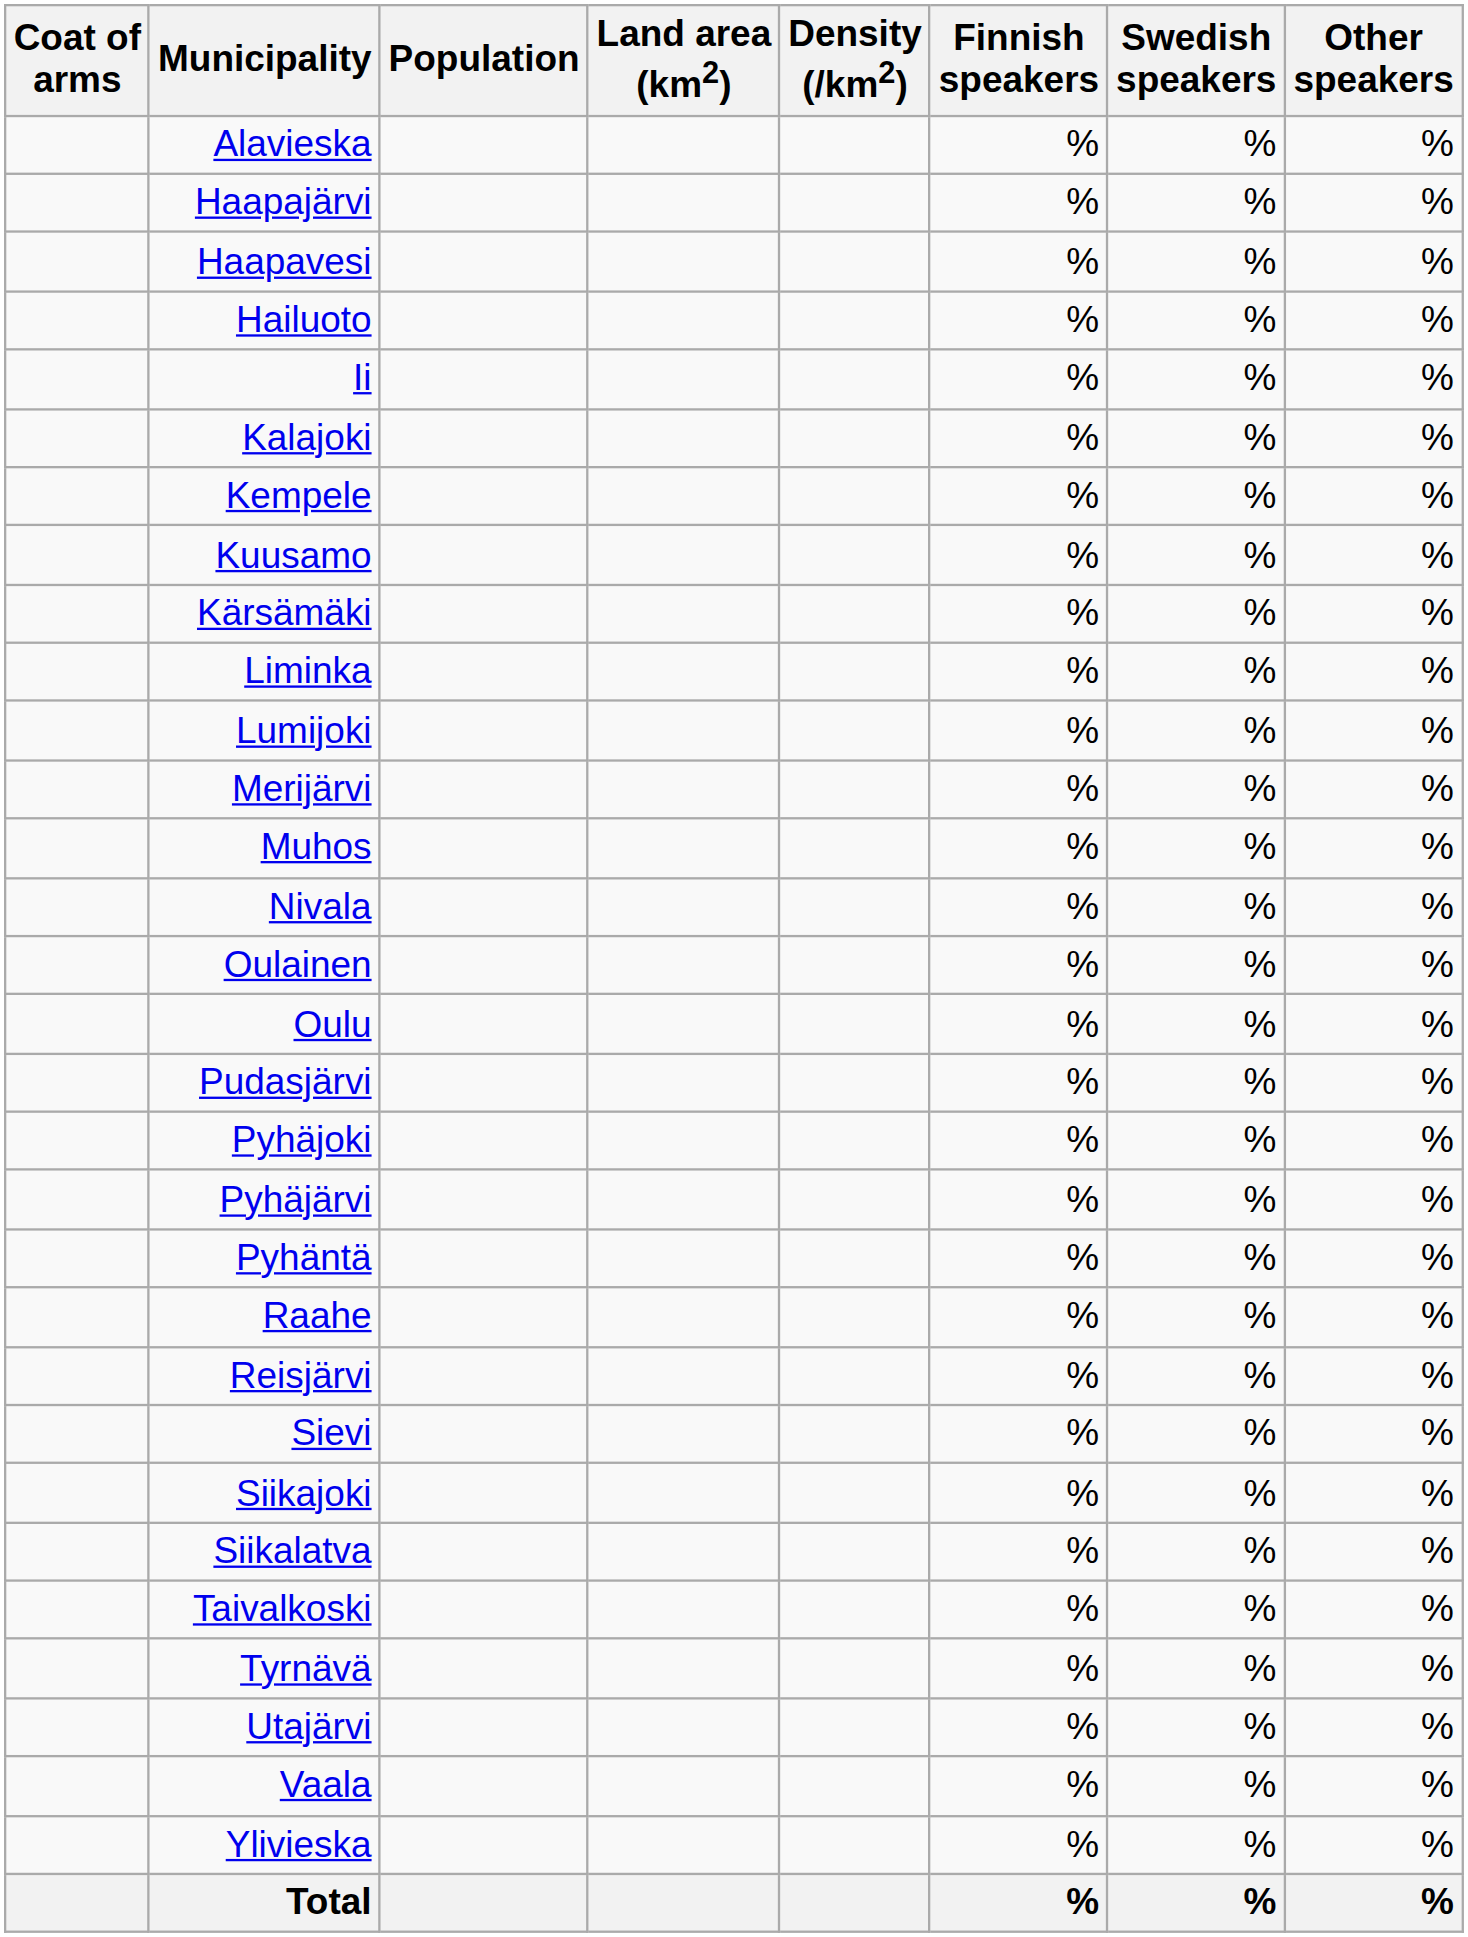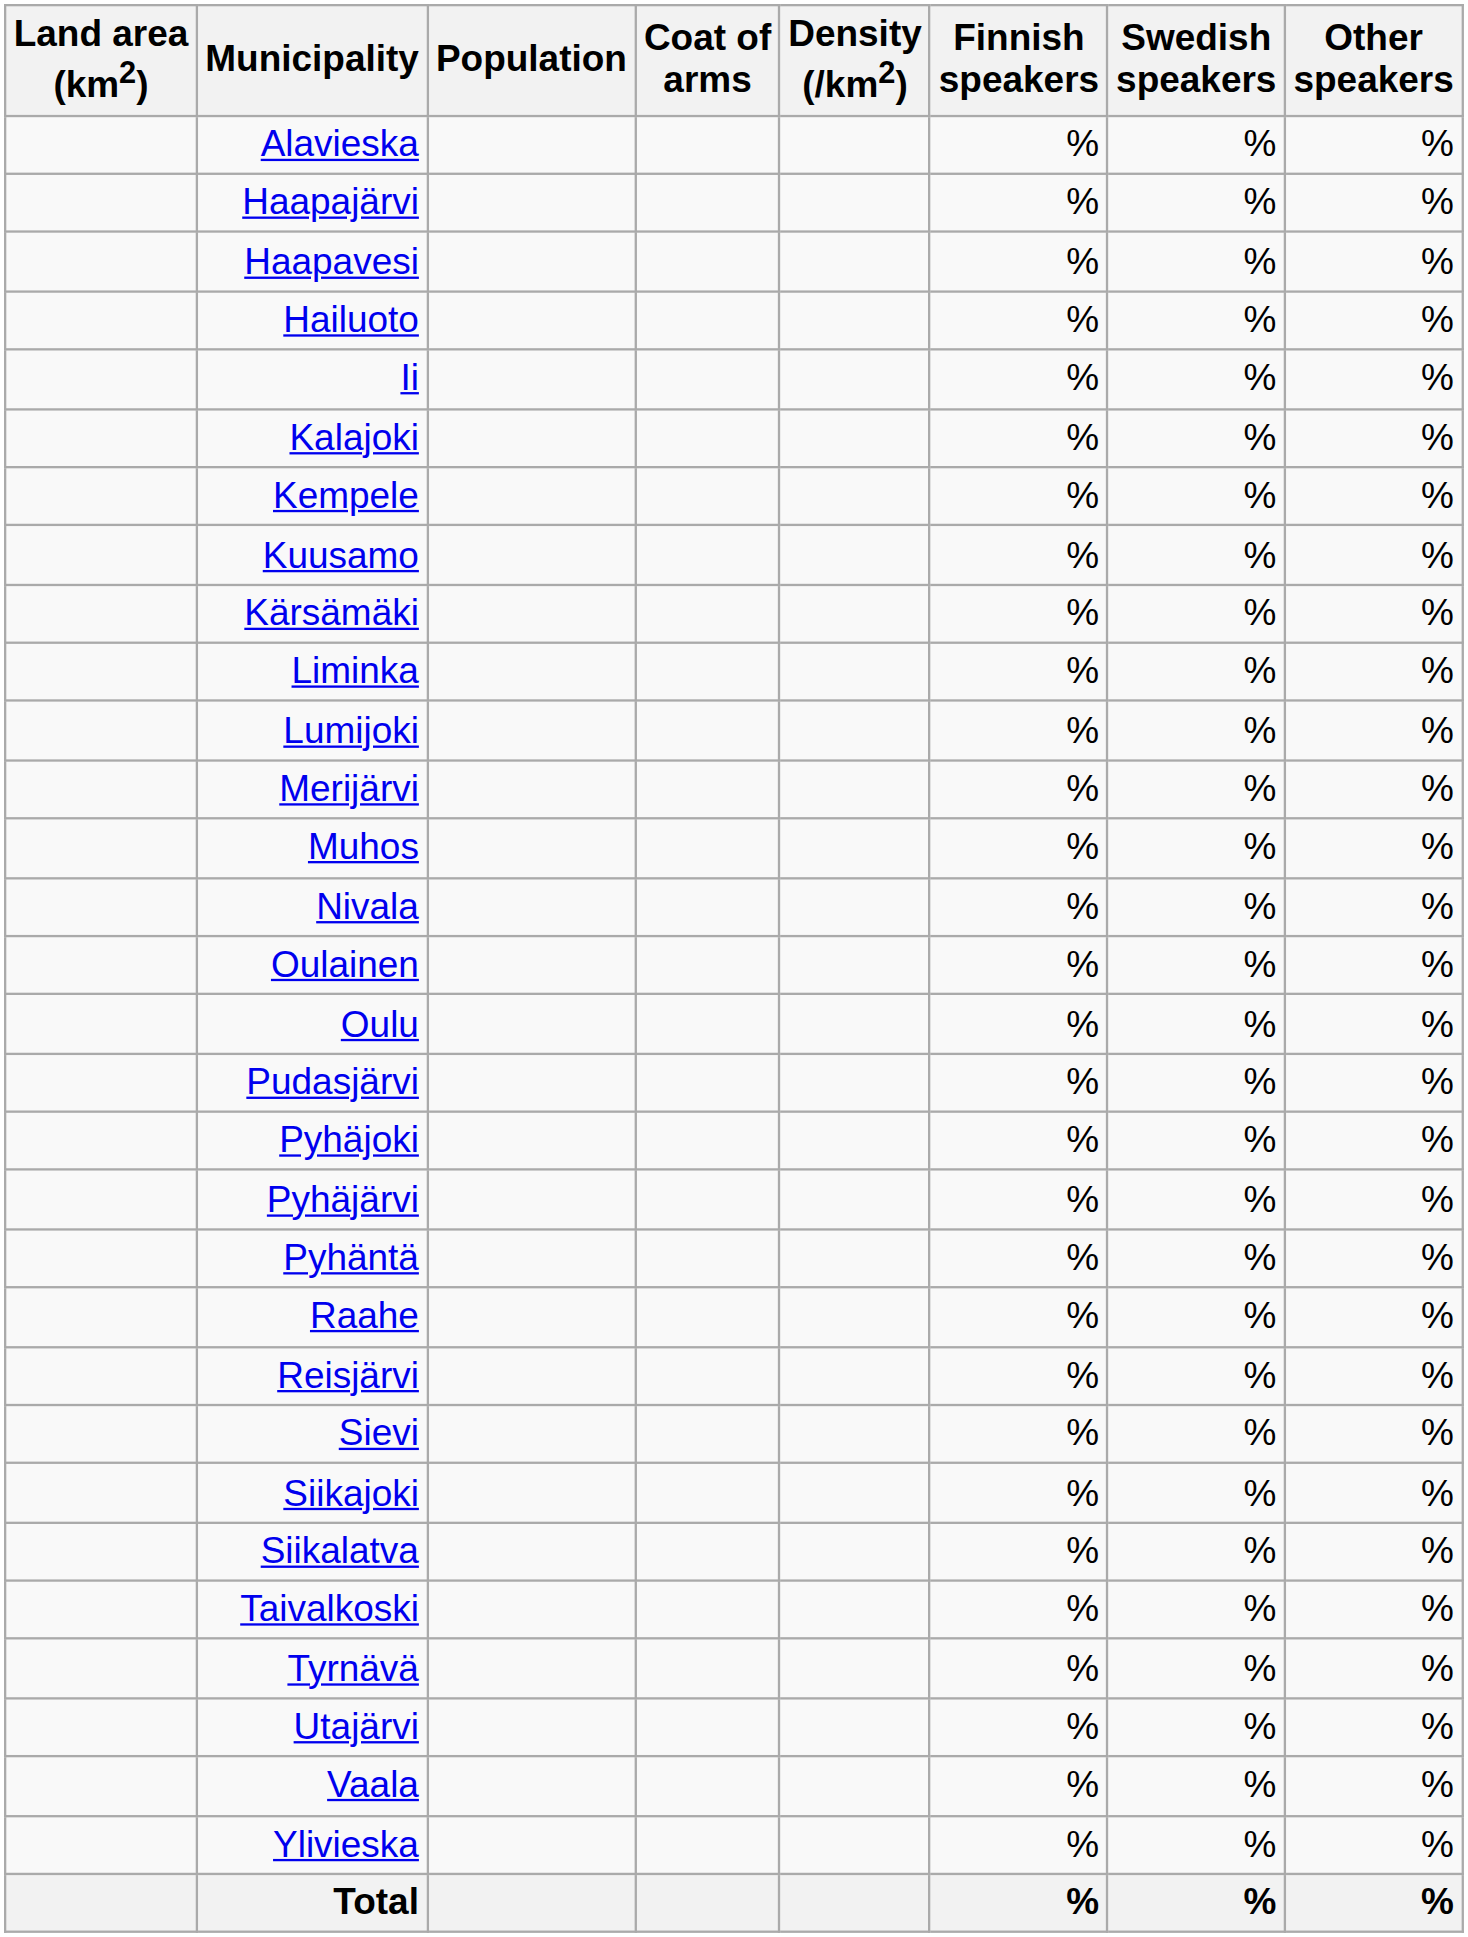columns swapped: (77, 59) <-> (684, 59)
